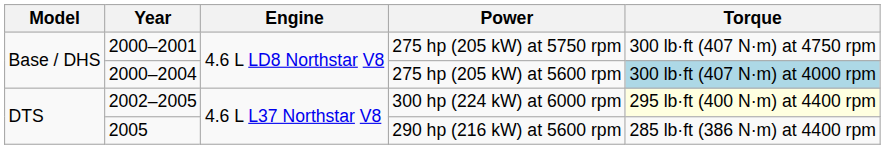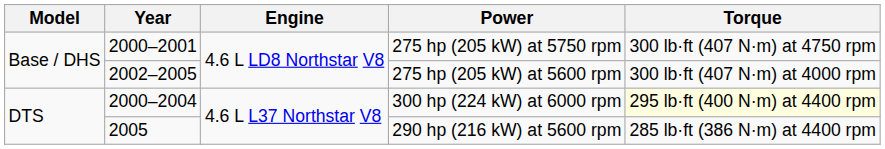(153, 74) 2000–2004 -> (153, 74) 2002–2005
(753, 74) lightblue background -> (753, 74) no background
(153, 102) 2002–2005 -> (153, 102) 2000–2004
